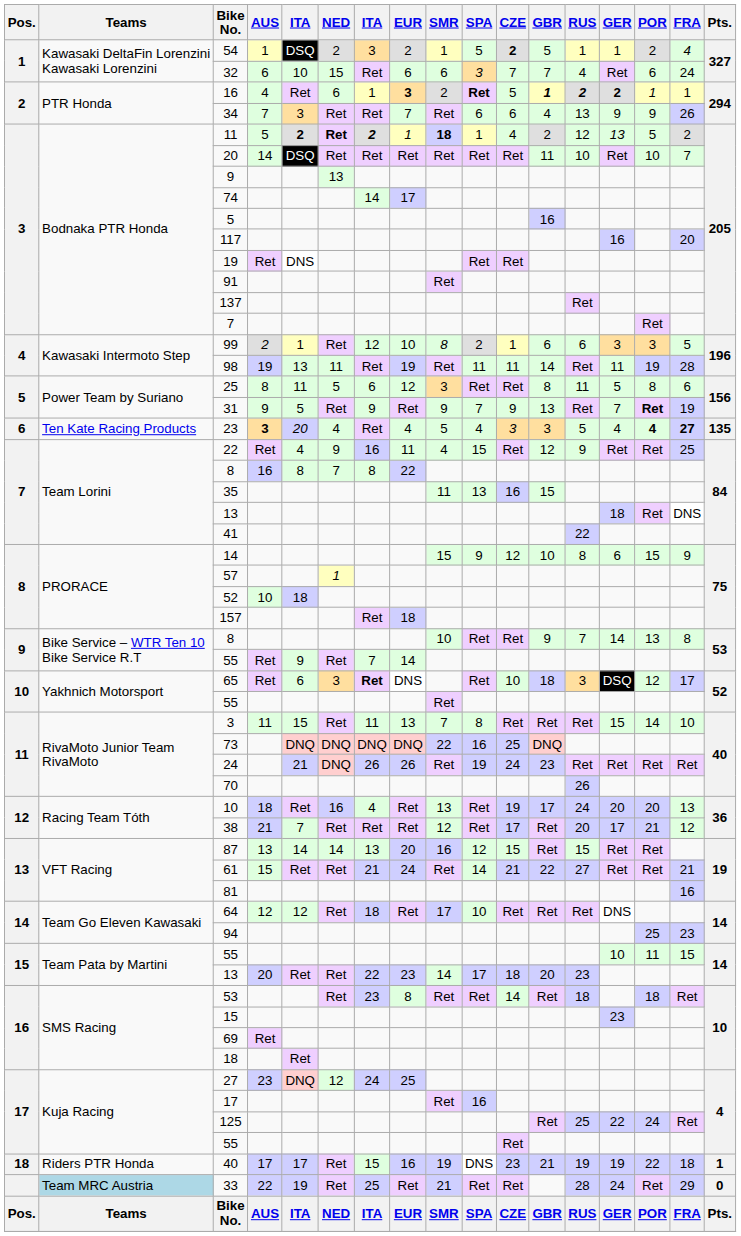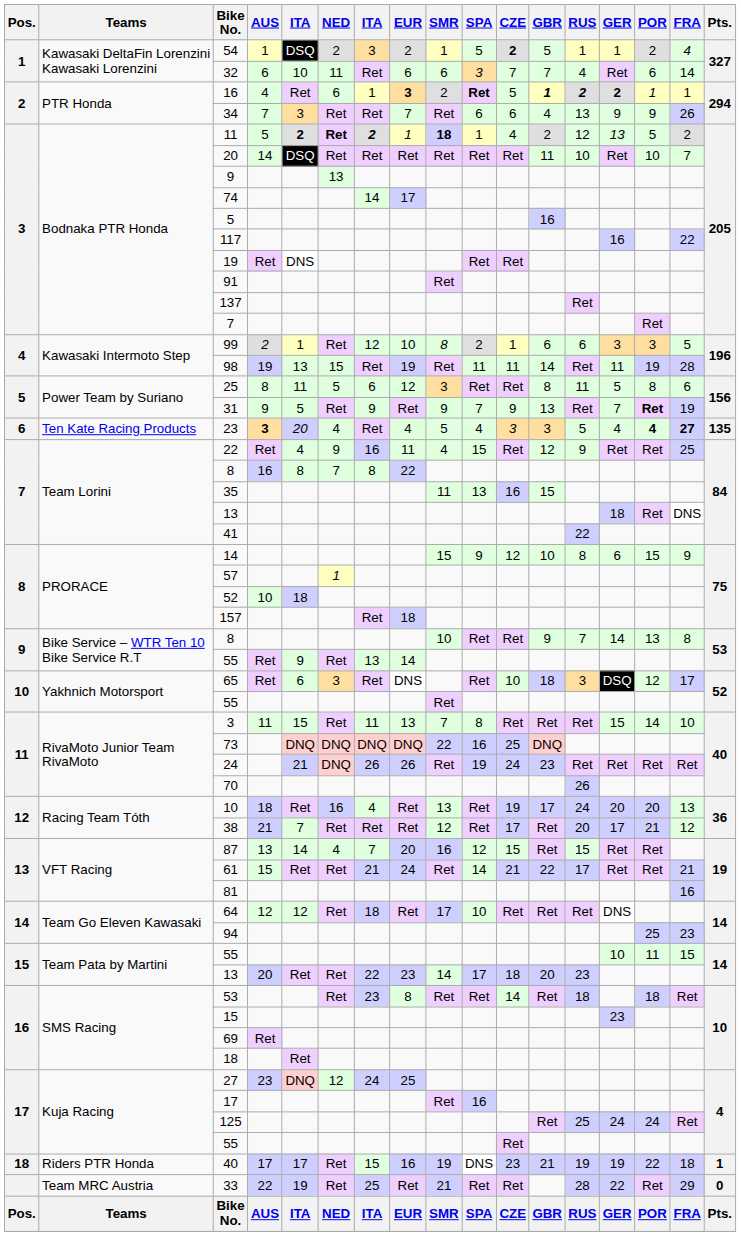(336, 71) 15 -> (336, 71) 11
(687, 71) 24 -> (687, 71) 14
(687, 239) 20 -> (687, 239) 22
(336, 365) 11 -> (336, 365) 15
(372, 660) 7 -> (372, 660) 13
(372, 681) bold -> (372, 681) normal
(336, 849) 14 -> (336, 849) 4
(372, 849) 13 -> (372, 849) 7
(582, 870) 27 -> (582, 870) 17
(617, 1122) 22 -> (617, 1122) 24
(98, 1185) lightblue background -> (98, 1185) no background
(617, 1185) 24 -> (617, 1185) 22
